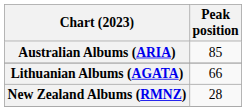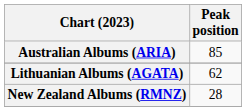(216, 73) 66 -> (216, 73) 62
